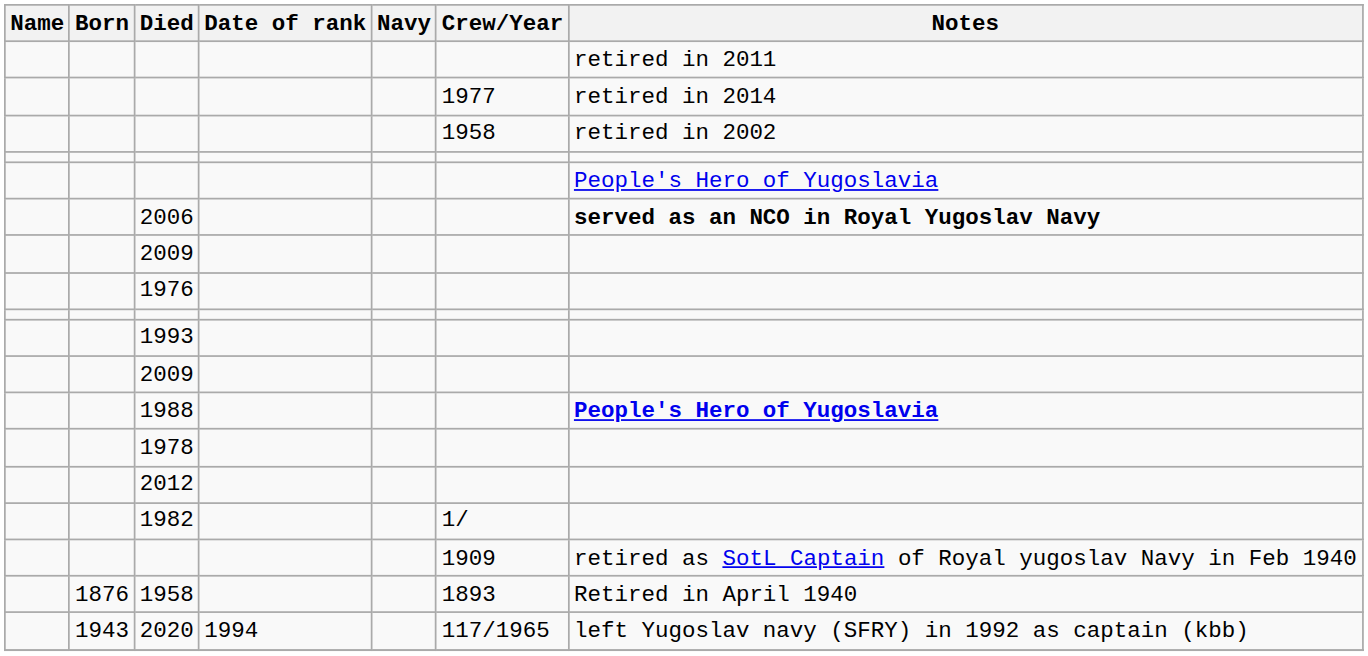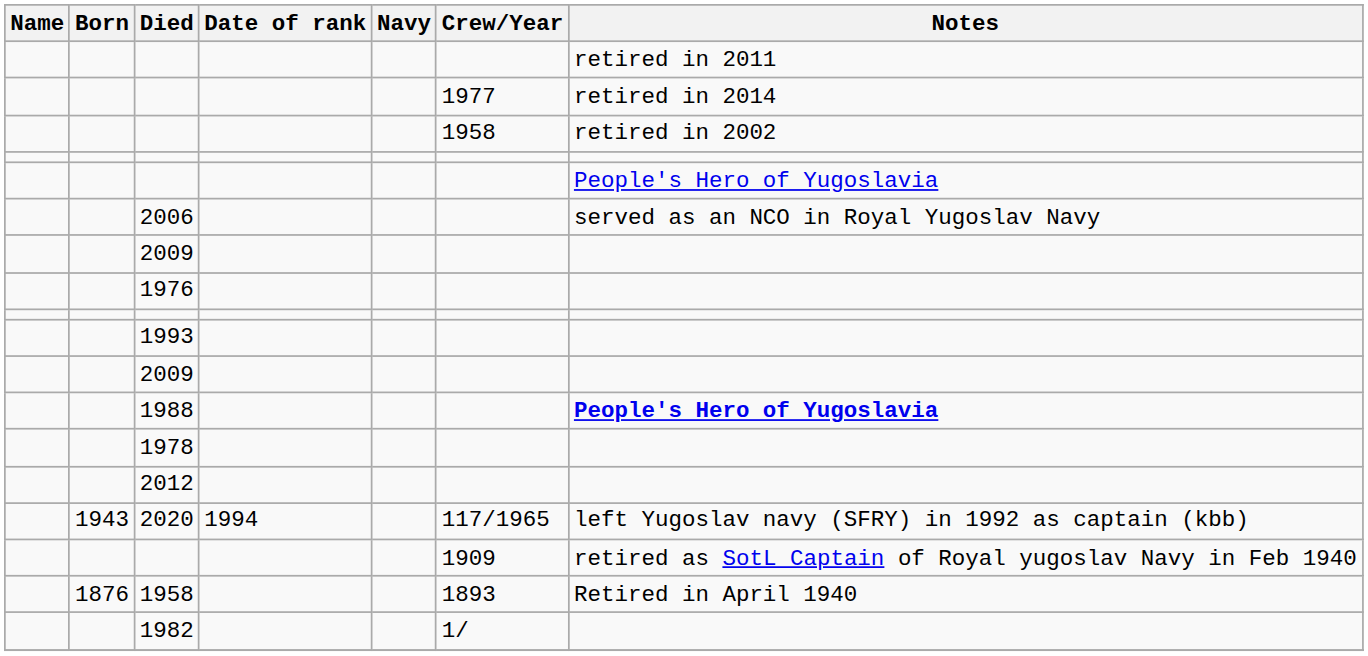(837, 217) bold -> (837, 217) normal
rows swapped: (102, 521) <-> (102, 631)
